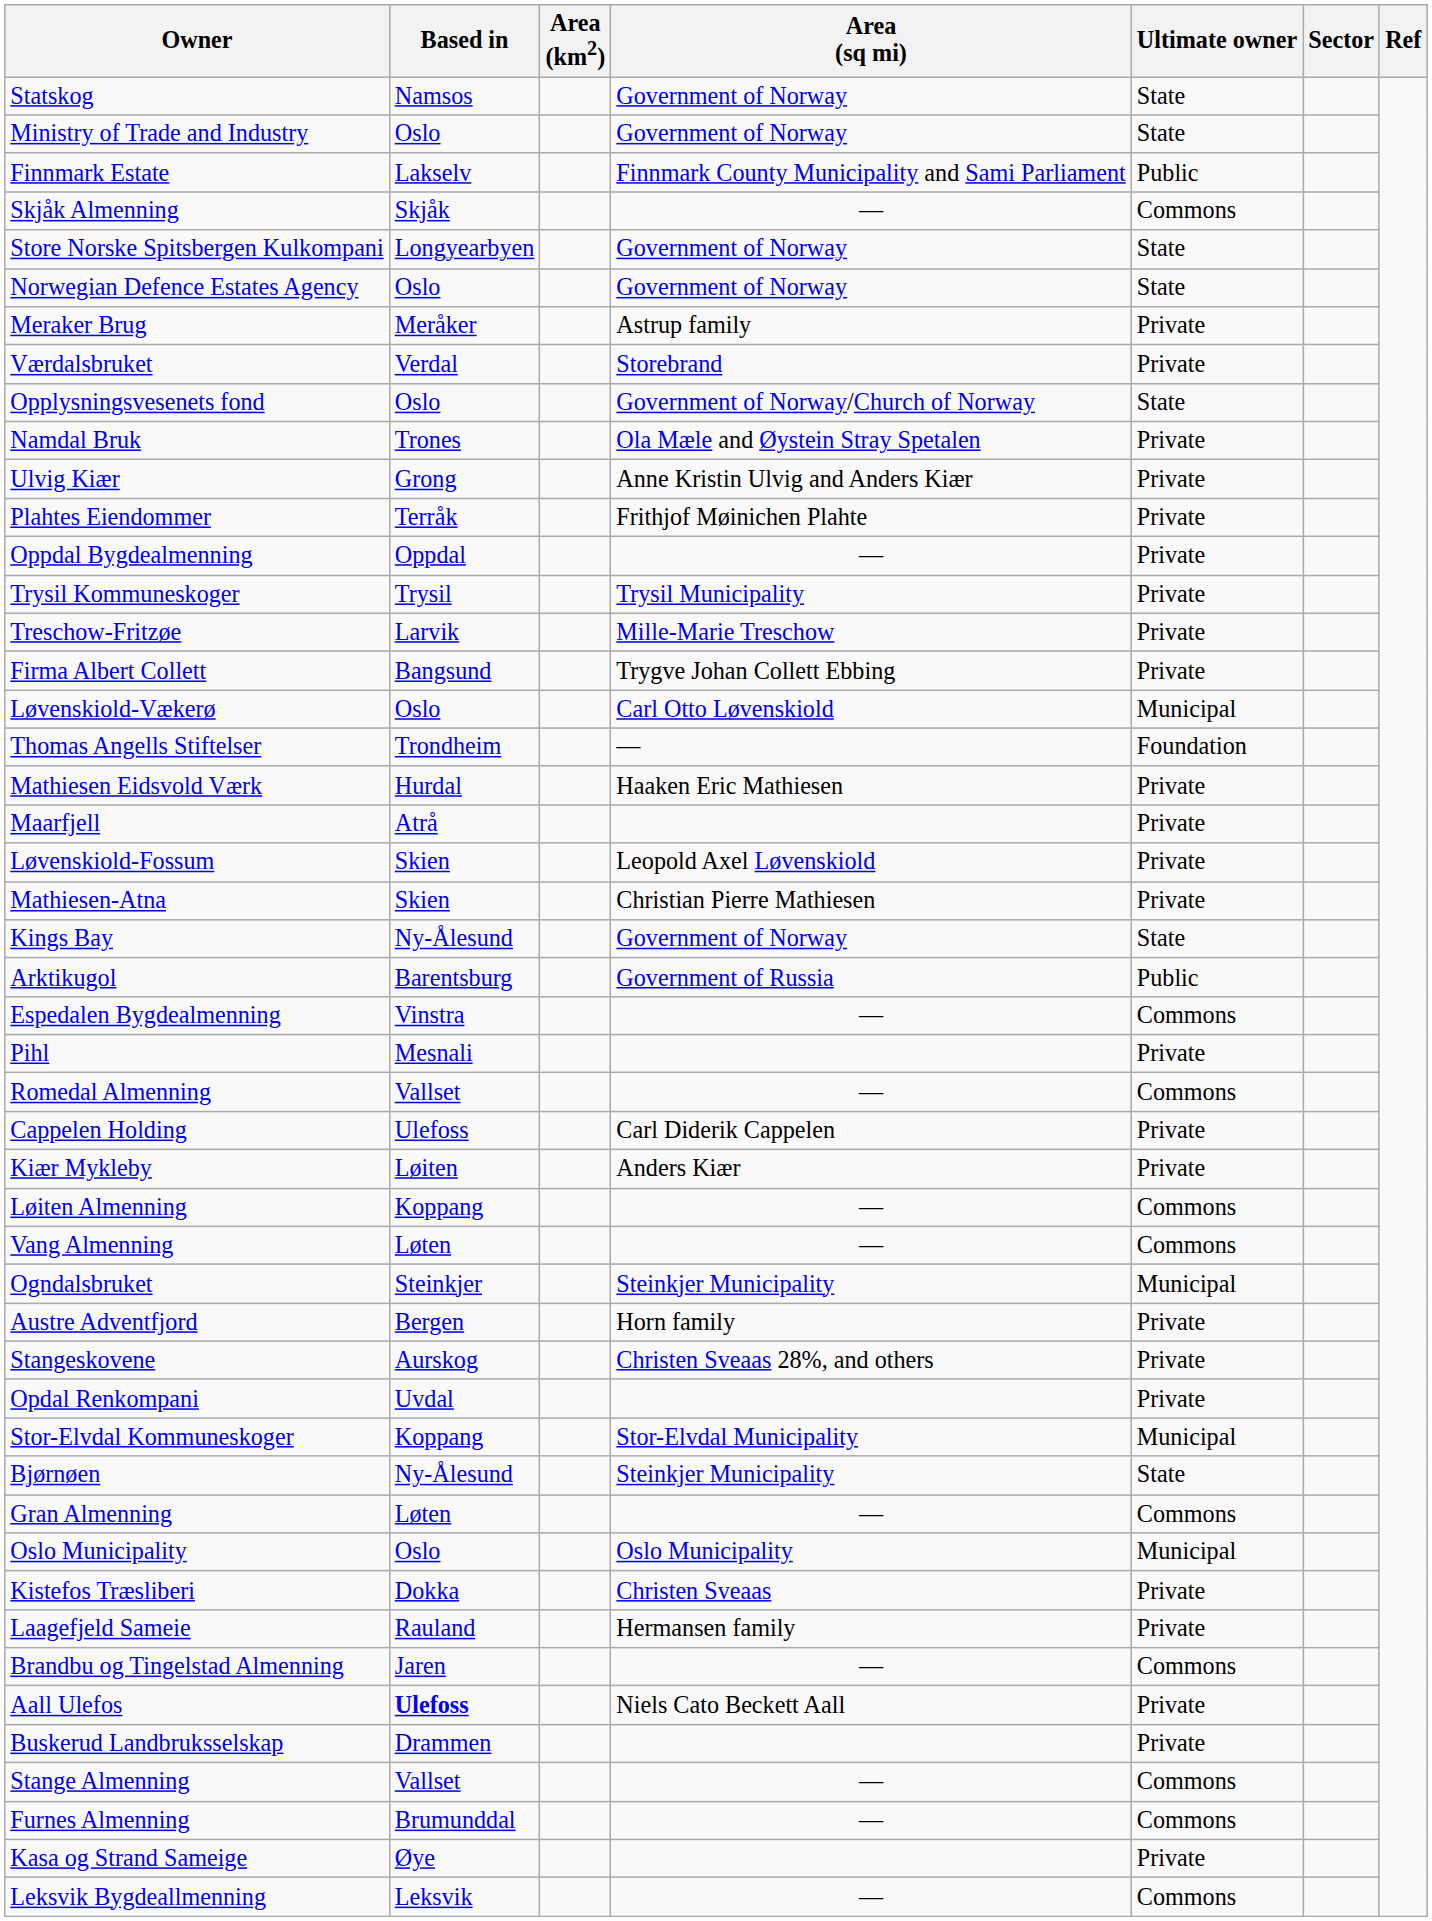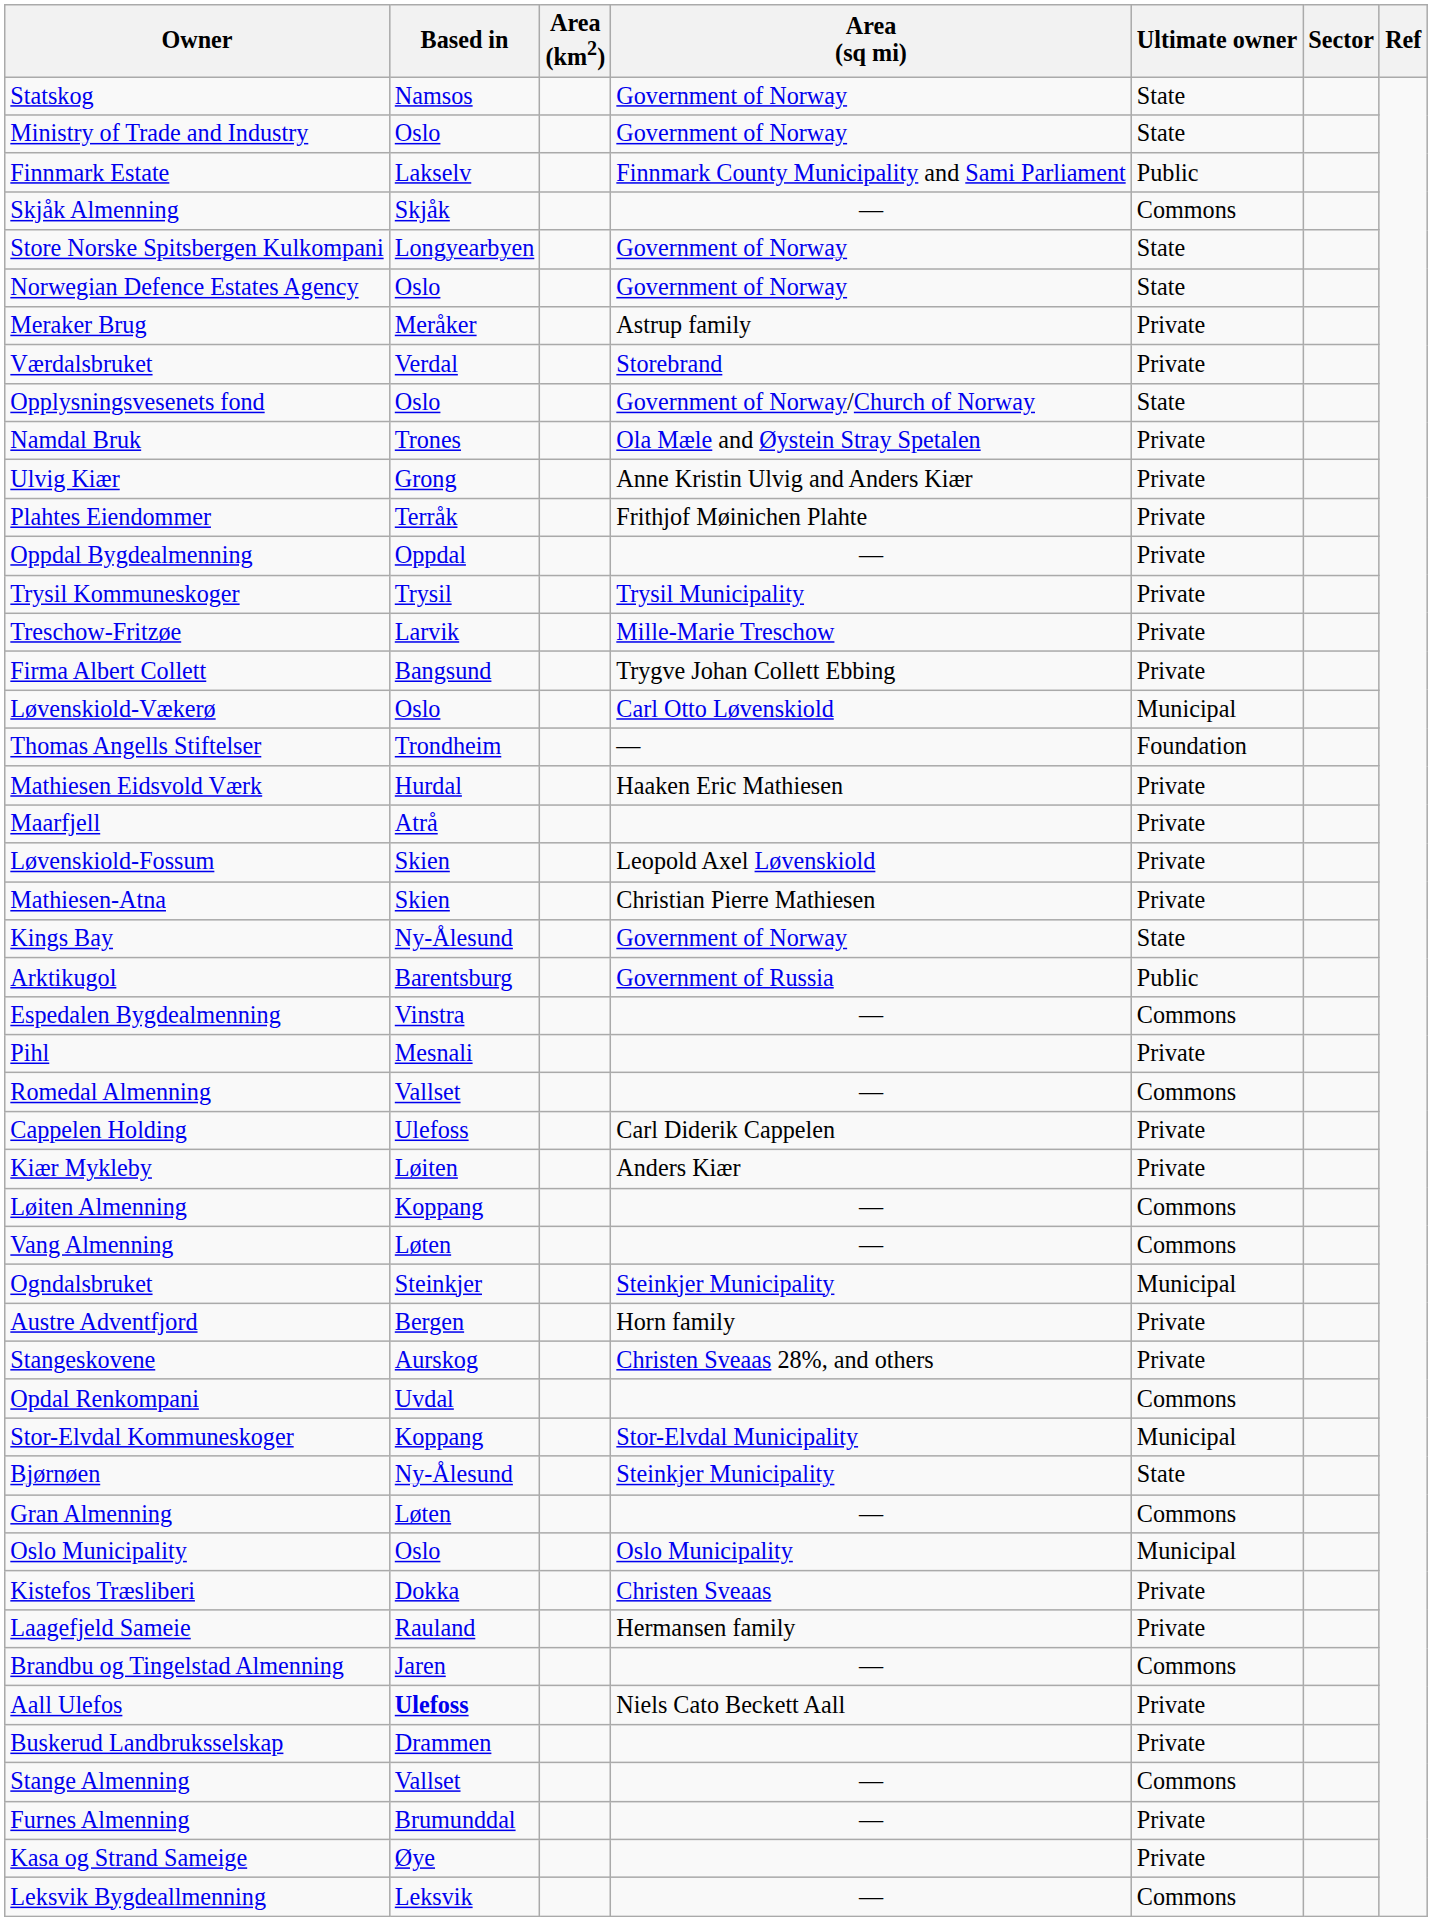(1171, 1398) Private -> (1186, 1398) Commons
(1186, 1819) Commons -> (1171, 1819) Private
